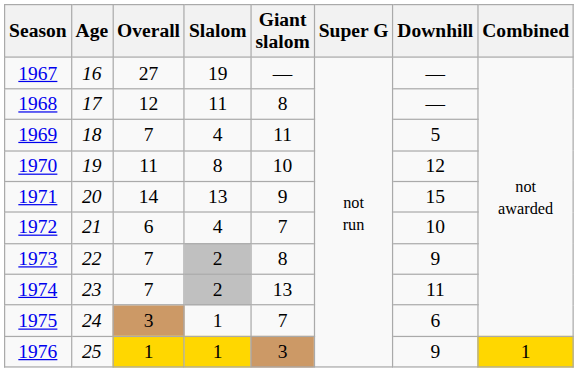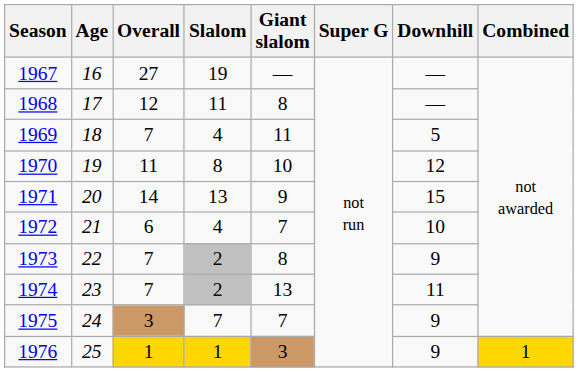(218, 320) 1 -> (218, 320) 7
(435, 320) 6 -> (435, 320) 9
